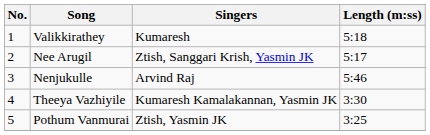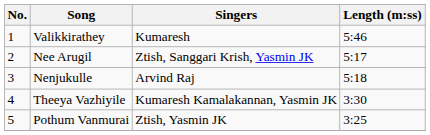(355, 36) 5:18 -> (355, 36) 5:46
(355, 78) 5:46 -> (355, 78) 5:18
